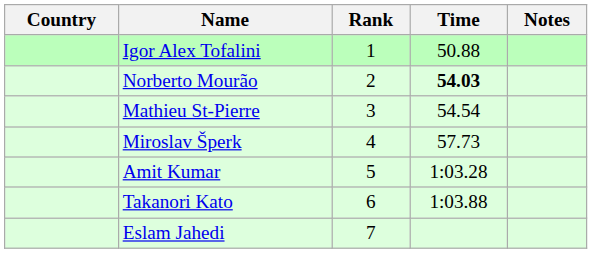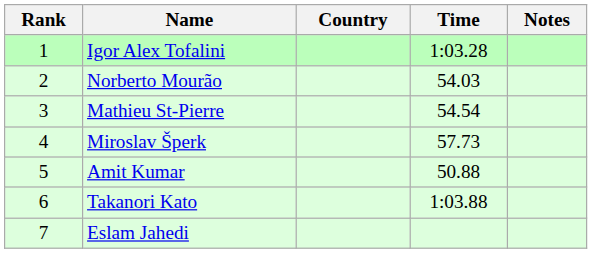columns swapped: (371, 19) <-> (61, 19)
(459, 50) 50.88 -> (459, 50) 1:03.28
(459, 80) bold -> (459, 80) normal
(459, 171) 1:03.28 -> (459, 171) 50.88
